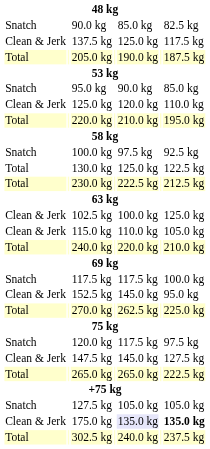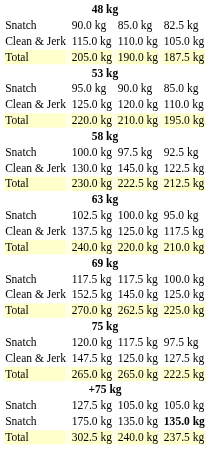rows swapped: (92, 231) <-> (92, 41)
(17, 168) Total -> (36, 168) Clean & Jerk
(138, 168) 125.0 kg -> (138, 168) 145.0 kg
(36, 215) Clean & Jerk -> (21, 215) Snatch
(184, 215) 125.0 kg -> (181, 215) 95.0 kg
(181, 294) 95.0 kg -> (184, 294) 125.0 kg
(138, 358) 145.0 kg -> (138, 358) 125.0 kg
(36, 421) Clean & Jerk -> (21, 421) Snatch
(138, 421) lavender background -> (138, 421) no background
